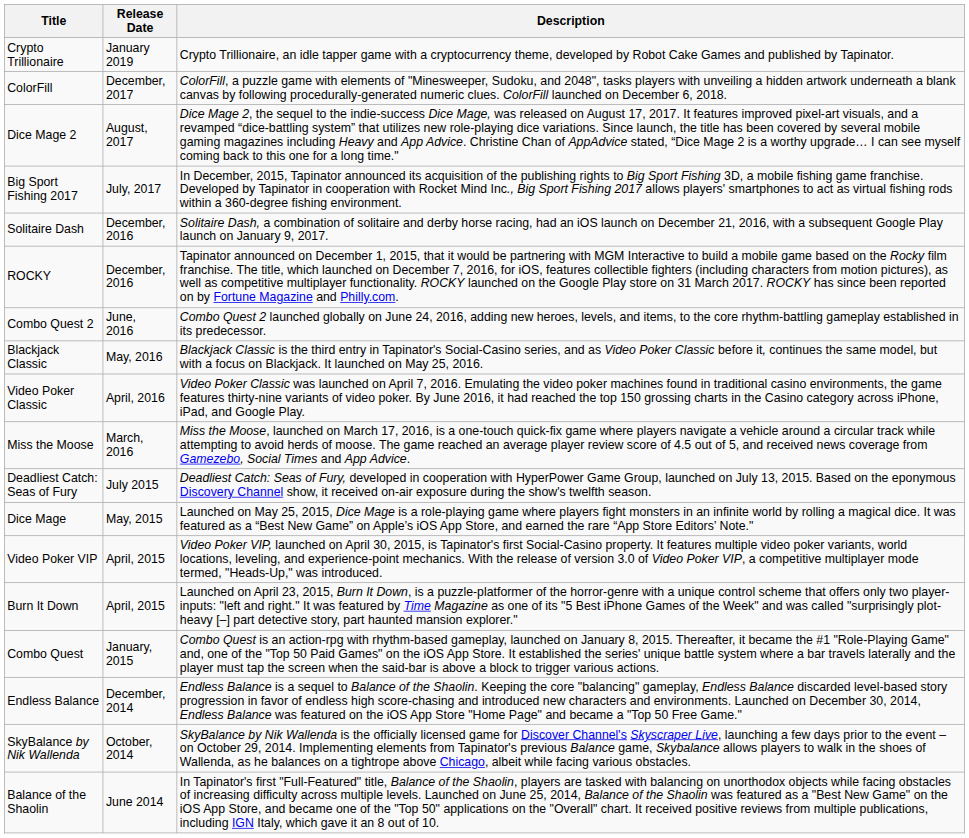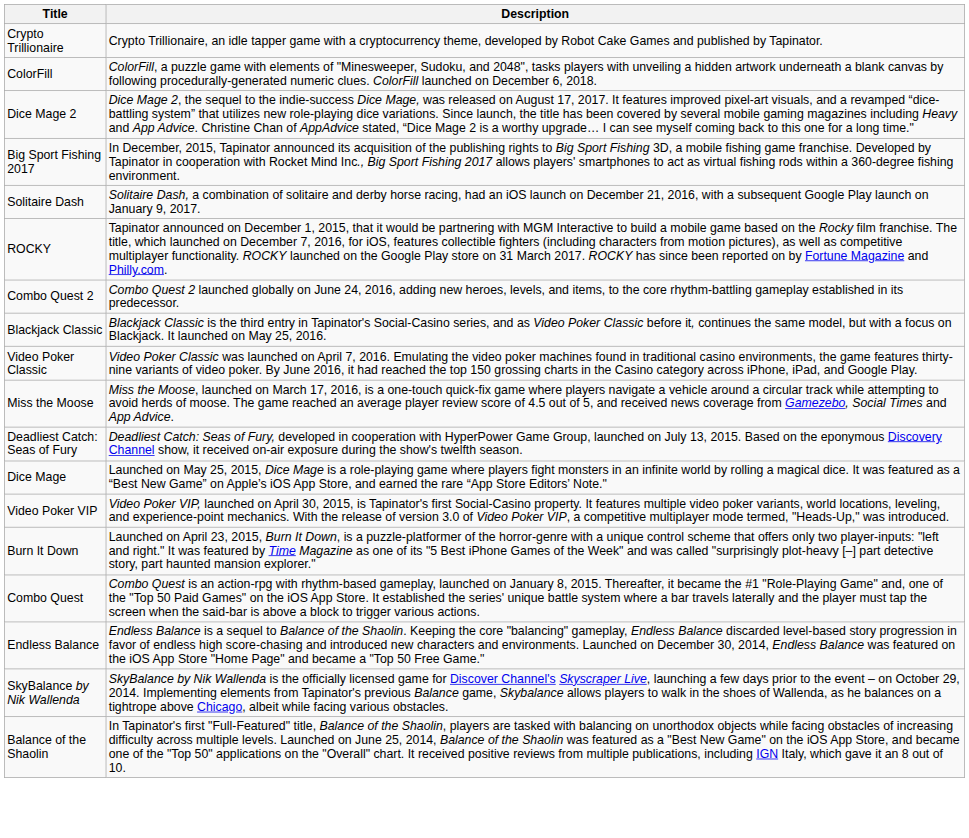- column: (140, 21)
